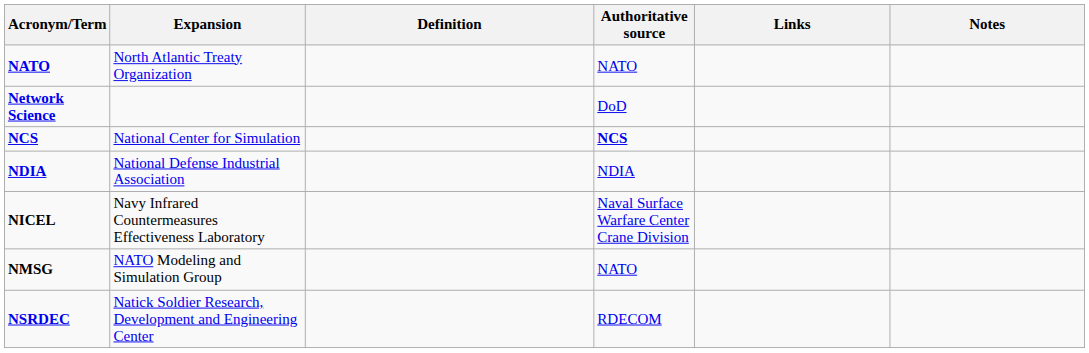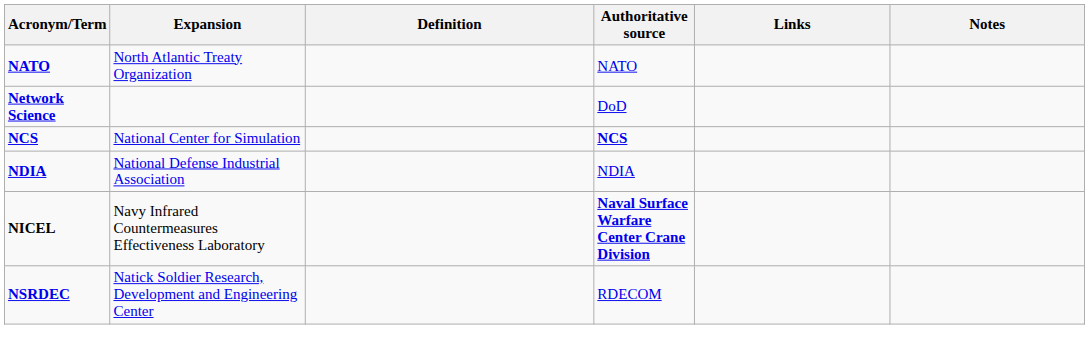(643, 220) normal -> (643, 228) bold
- row: (30, 269)
